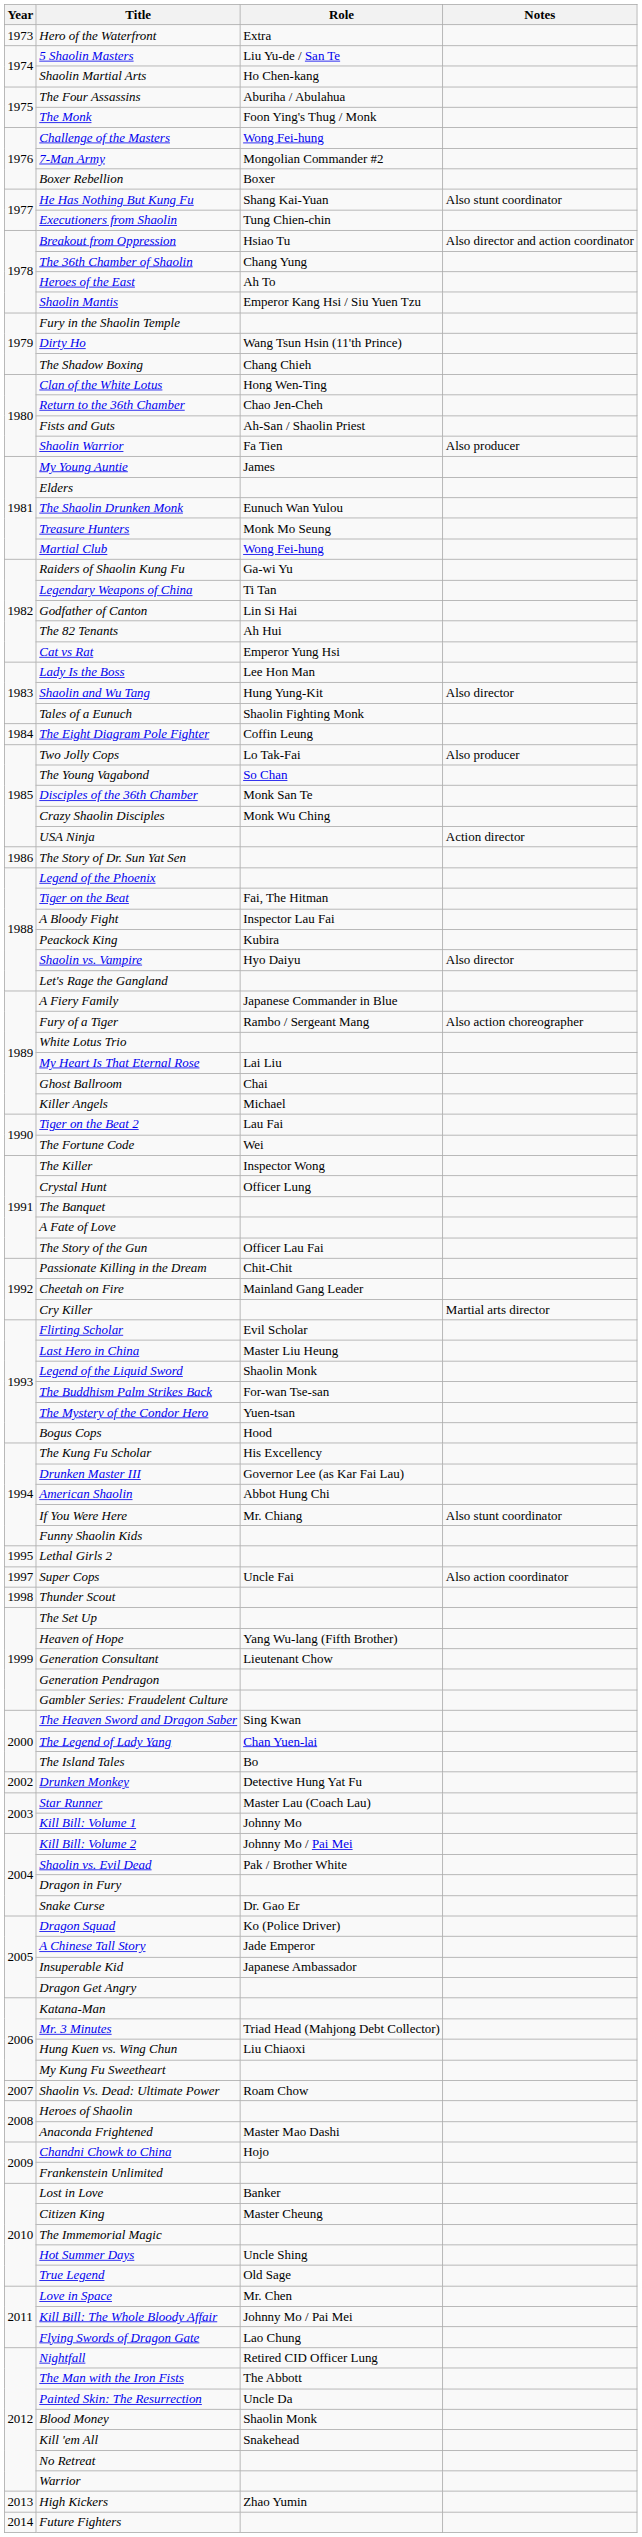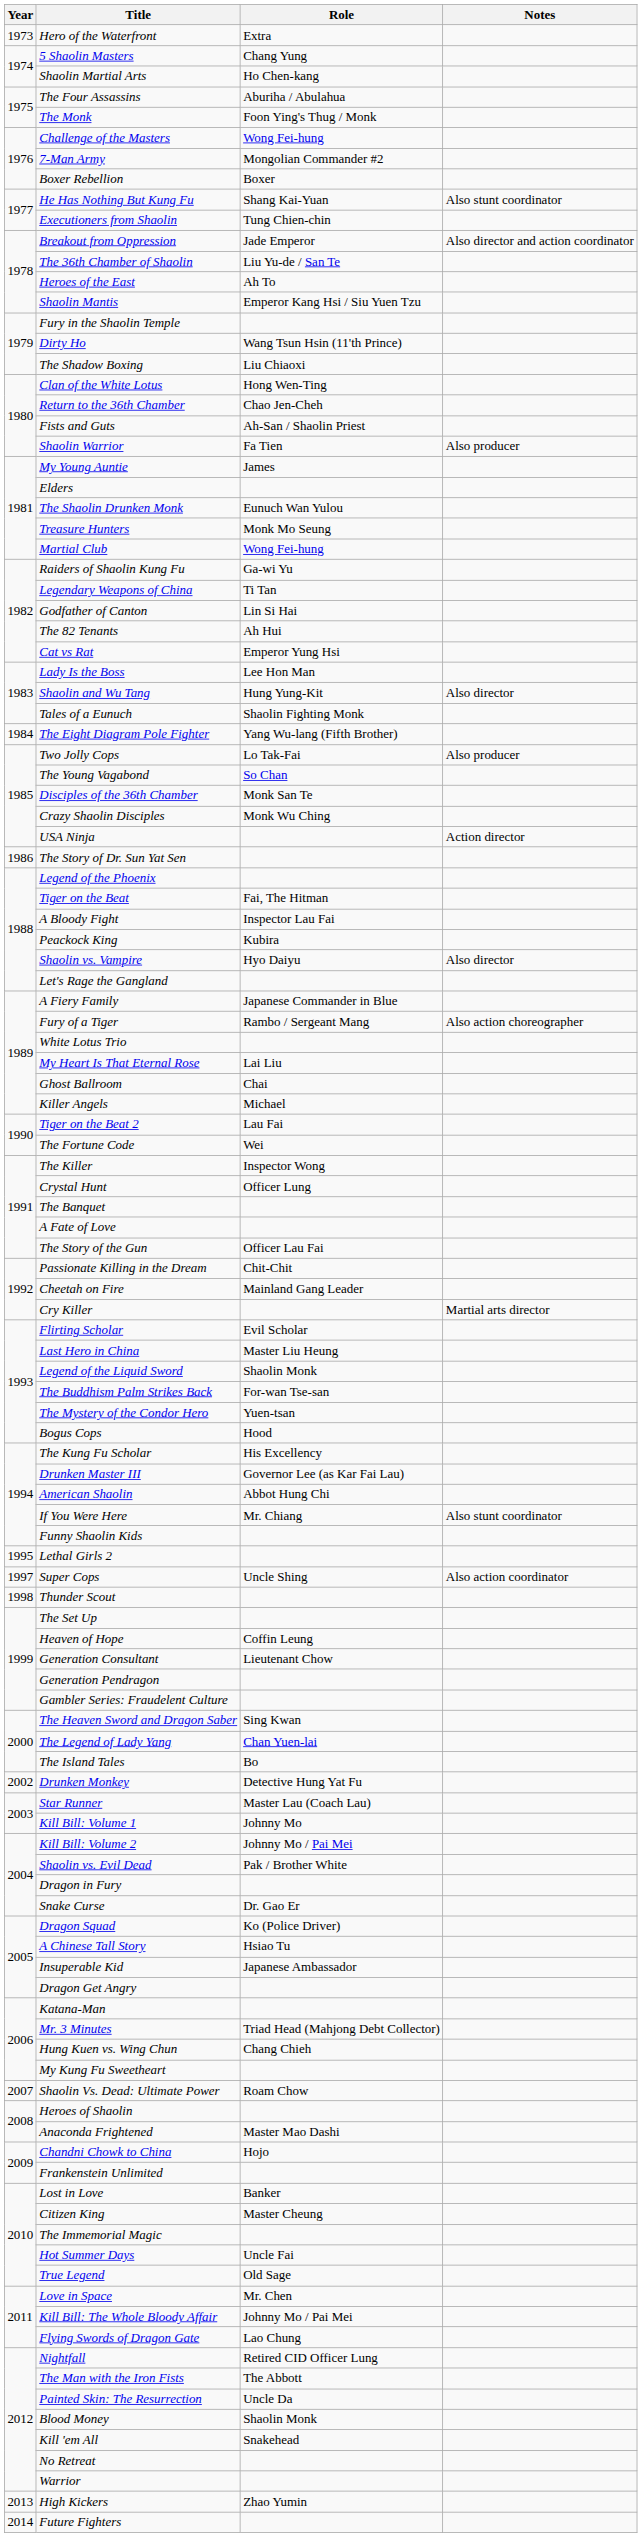(292, 55) Liu Yu-de / San Te -> (275, 55) Chang Yung
(267, 240) Hsiao Tu -> (279, 240) Jade Emperor
(275, 261) Chang Yung -> (292, 261) Liu Yu-de / San Te
(277, 364) Chang Chieh -> (274, 364) Liu Chiaoxi
(278, 734) Coffin Leung -> (320, 734) Yang Wu-lang (Fifth Brother)
(269, 1576) Uncle Fai -> (275, 1576) Uncle Shing
(320, 1638) Yang Wu-lang (Fifth Brother) -> (278, 1638) Coffin Leung
(279, 1946) Jade Emperor -> (267, 1946) Hsiao Tu
(274, 2049) Liu Chiaoxi -> (277, 2049) Chang Chieh
(275, 2255) Uncle Shing -> (269, 2255) Uncle Fai
